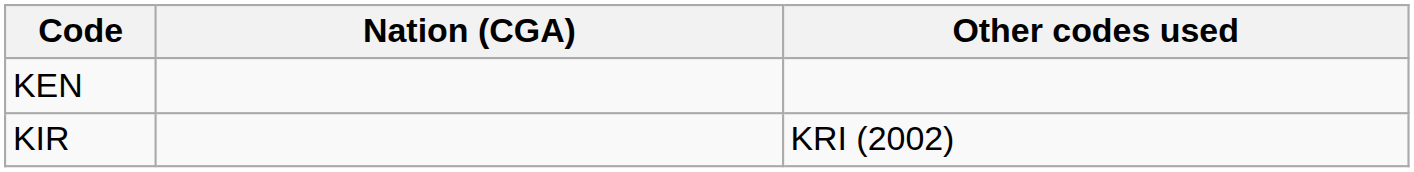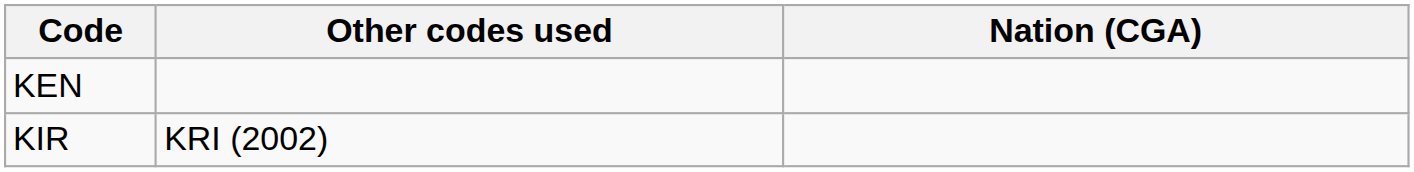columns swapped: (469, 31) <-> (1096, 31)
